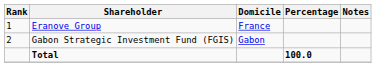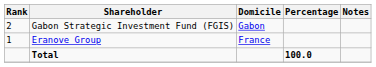rows swapped: (66, 26) <-> (133, 40)
